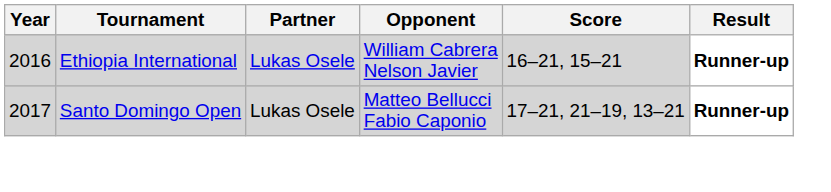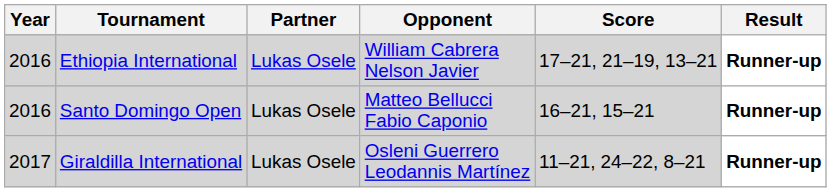(564, 60) 16–21, 15–21 -> (628, 60) 17–21, 21–19, 13–21
(30, 111) 2017 -> (30, 111) 2016
(596, 111) 17–21, 21–19, 13–21 -> (597, 111) 16–21, 15–21
+ row: (151, 162)
